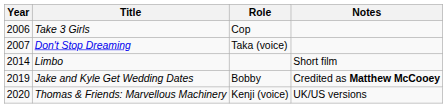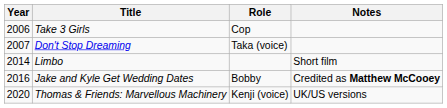(18, 78) 2019 -> (18, 78) 2016
